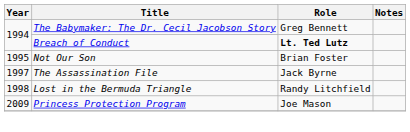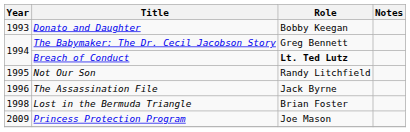+ row: (87, 27)
(314, 58) Brian Foster -> (325, 73) Randy Litchfield
(18, 73) 1997 -> (18, 88) 1996
(325, 88) Randy Litchfield -> (314, 104) Brian Foster
